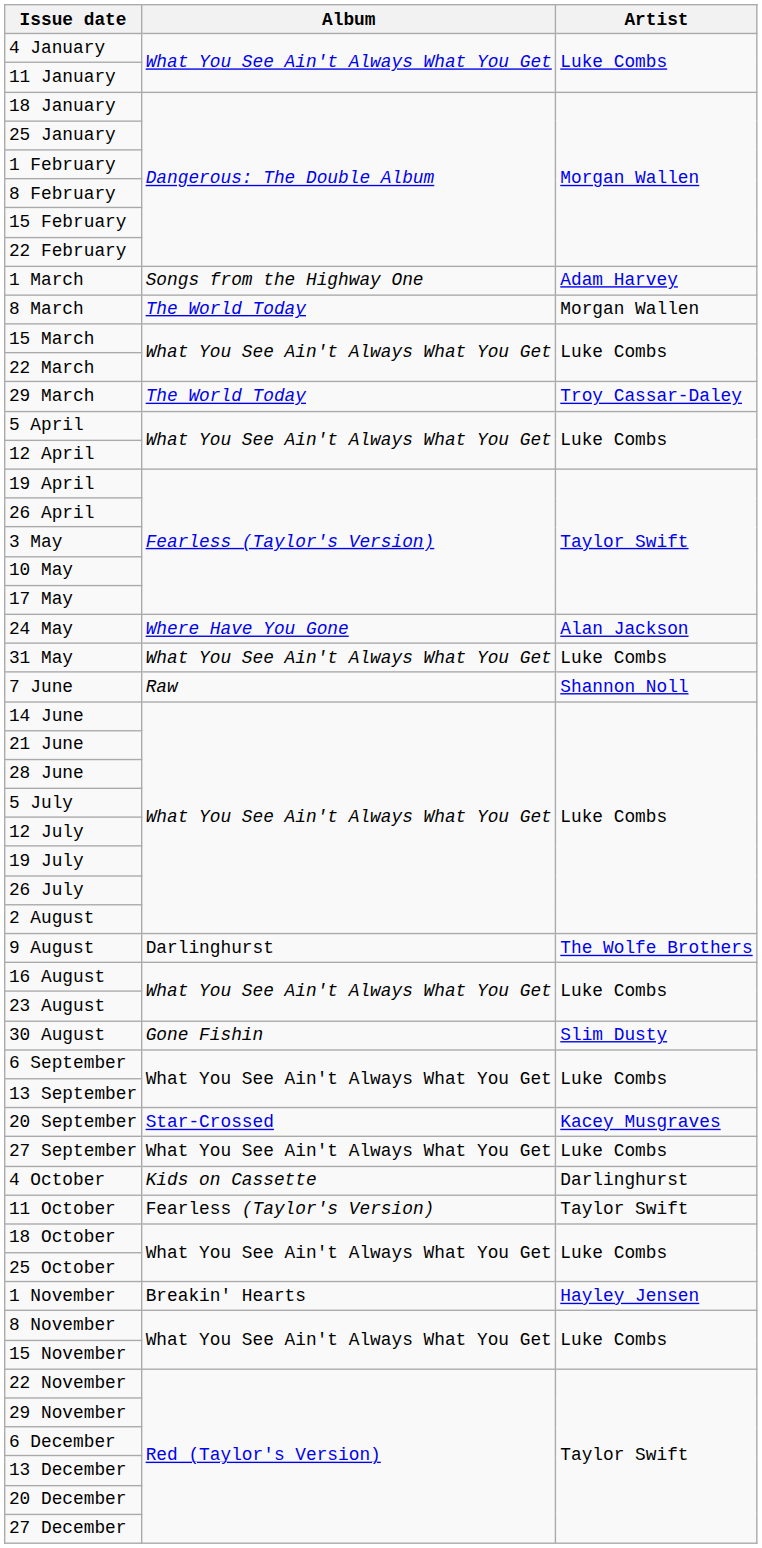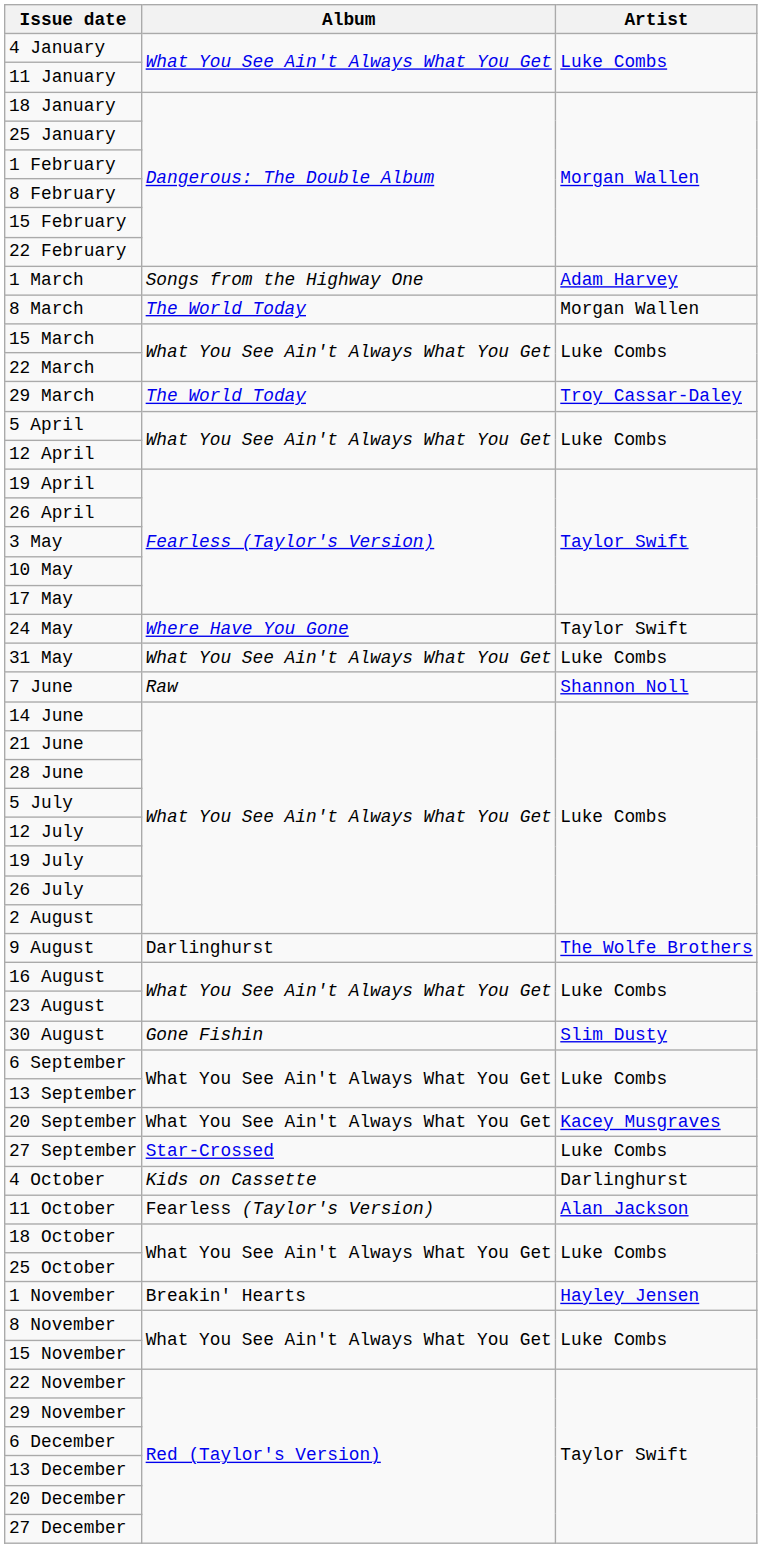(624, 629) Alan Jackson -> (624, 629) Taylor Swift
(210, 1122) Star-Crossed -> (349, 1122) What You See Ain't Always What You Get
(349, 1151) What You See Ain't Always What You Get -> (210, 1151) Star-Crossed
(624, 1209) Taylor Swift -> (624, 1209) Alan Jackson
